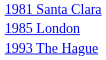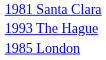rows swapped: (42, 28) <-> (51, 48)
